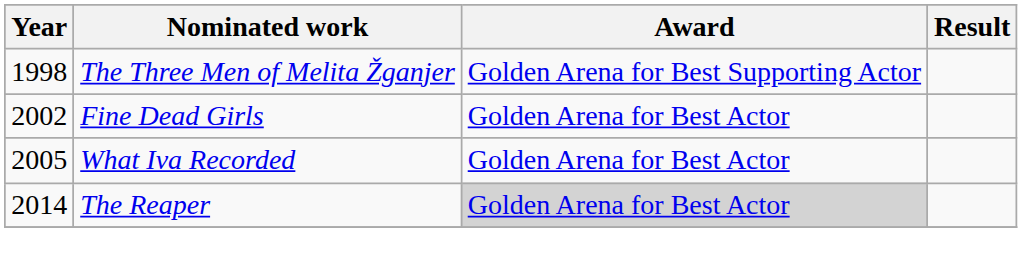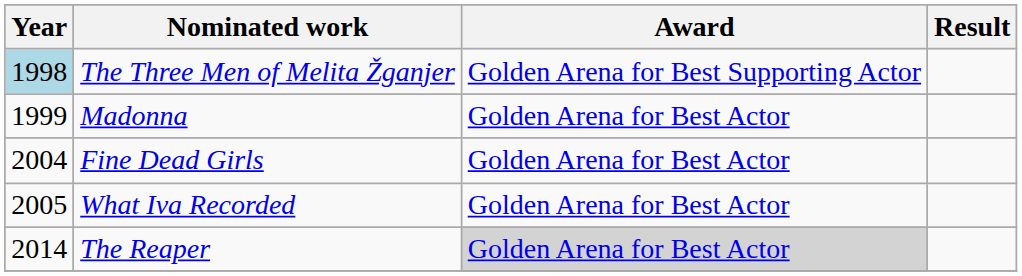(39, 71) no background -> (39, 71) lightblue background
+ row: (134, 115)
(39, 115) 2002 -> (39, 159) 2004
